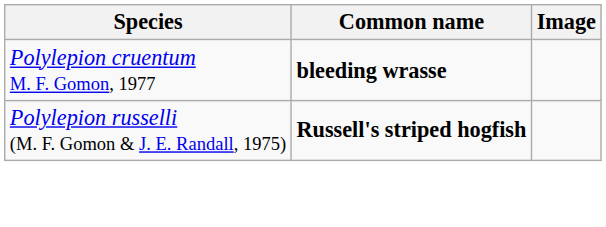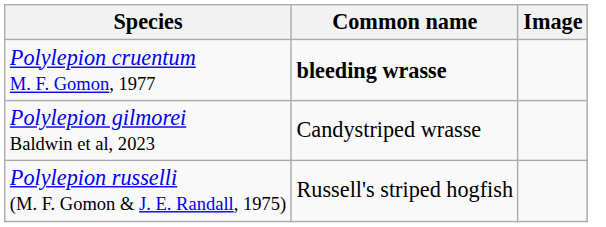+ row: (98, 130)
(411, 130) bold -> (405, 190) normal
